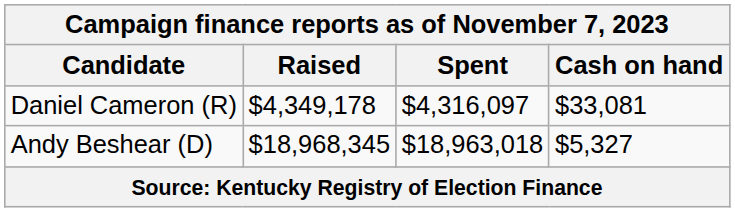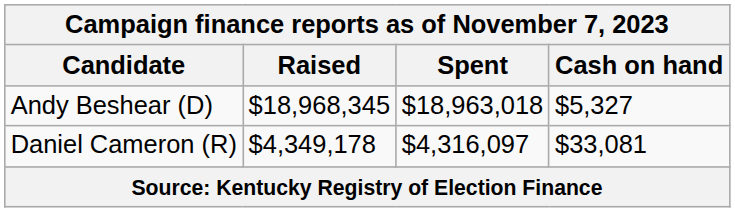rows swapped: (112, 145) <-> (124, 105)
